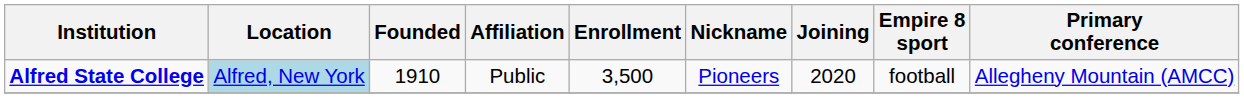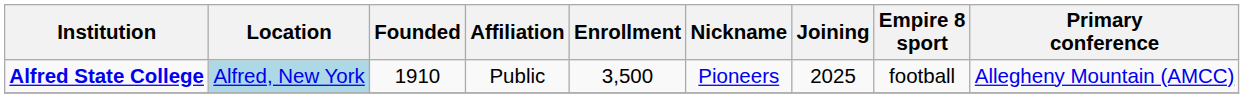(833, 76) 2020 -> (833, 76) 2025
